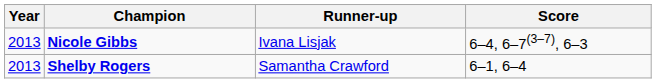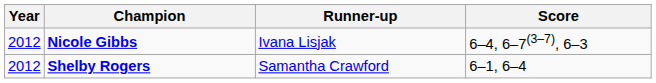(24, 42) 2013 -> (24, 42) 2012
(24, 67) 2013 -> (24, 67) 2012
